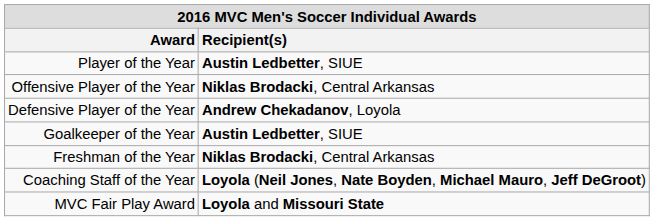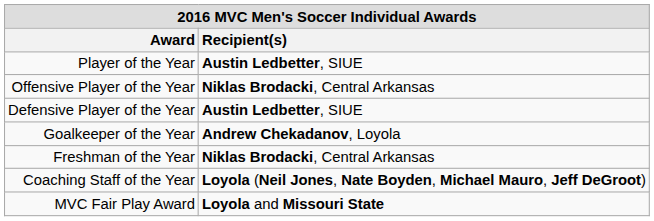(301, 110) Andrew Chekadanov, Loyola -> (282, 110) Austin Ledbetter, SIUE
(282, 134) Austin Ledbetter, SIUE -> (301, 134) Andrew Chekadanov, Loyola
